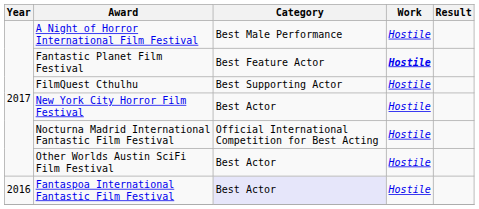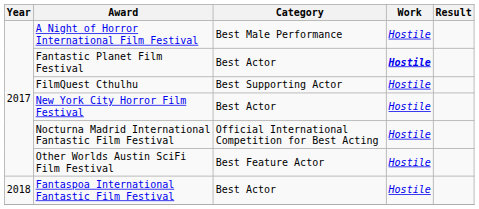(270, 62) Best Feature Actor -> (246, 62) Best Actor
(246, 162) Best Actor -> (270, 162) Best Feature Actor
(19, 190) 2016 -> (19, 190) 2018
(246, 190) lavender background -> (246, 190) no background
